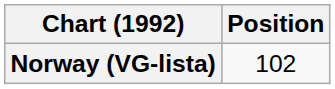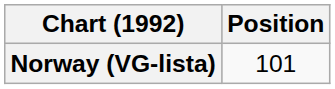(276, 63) 102 -> (276, 63) 101
